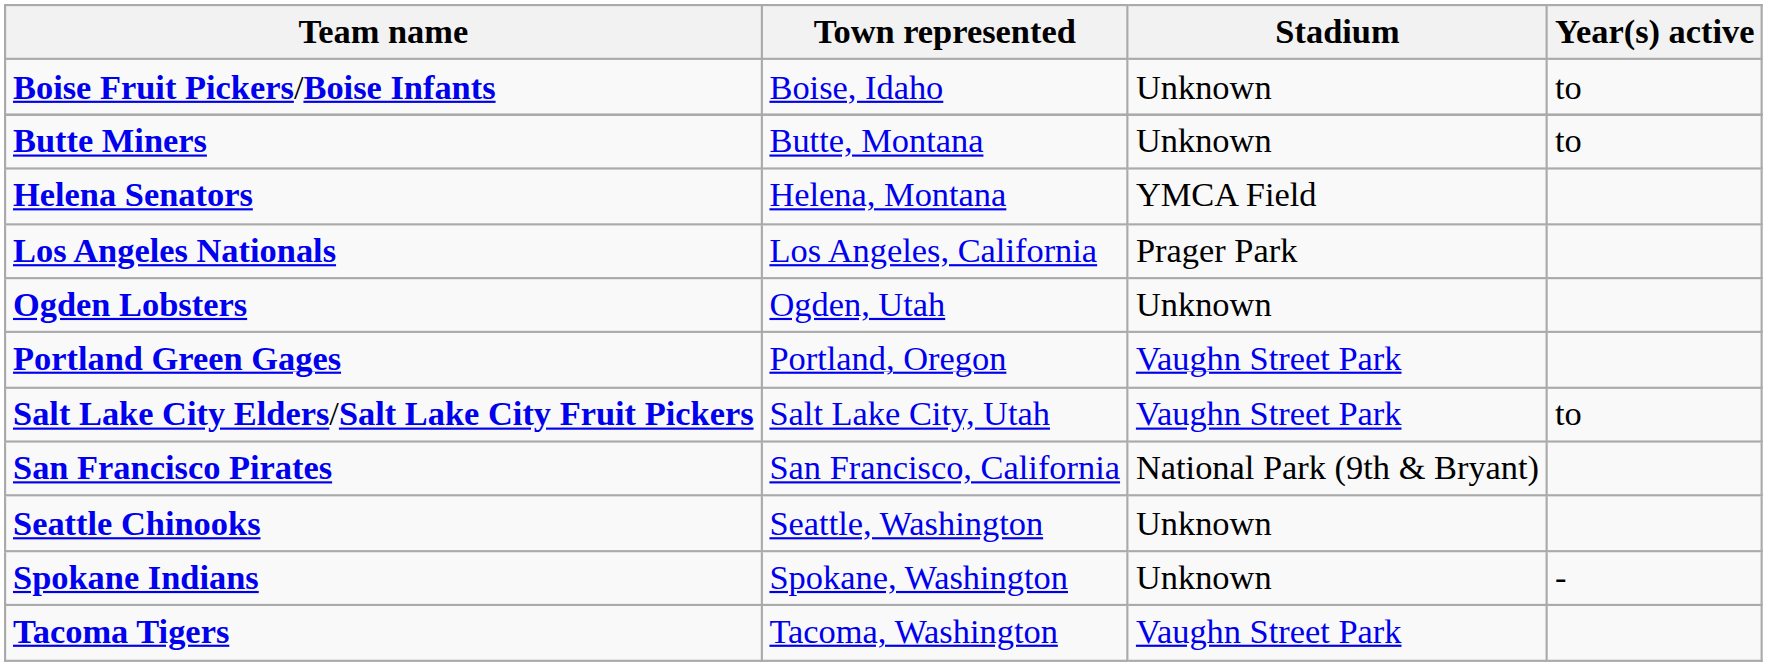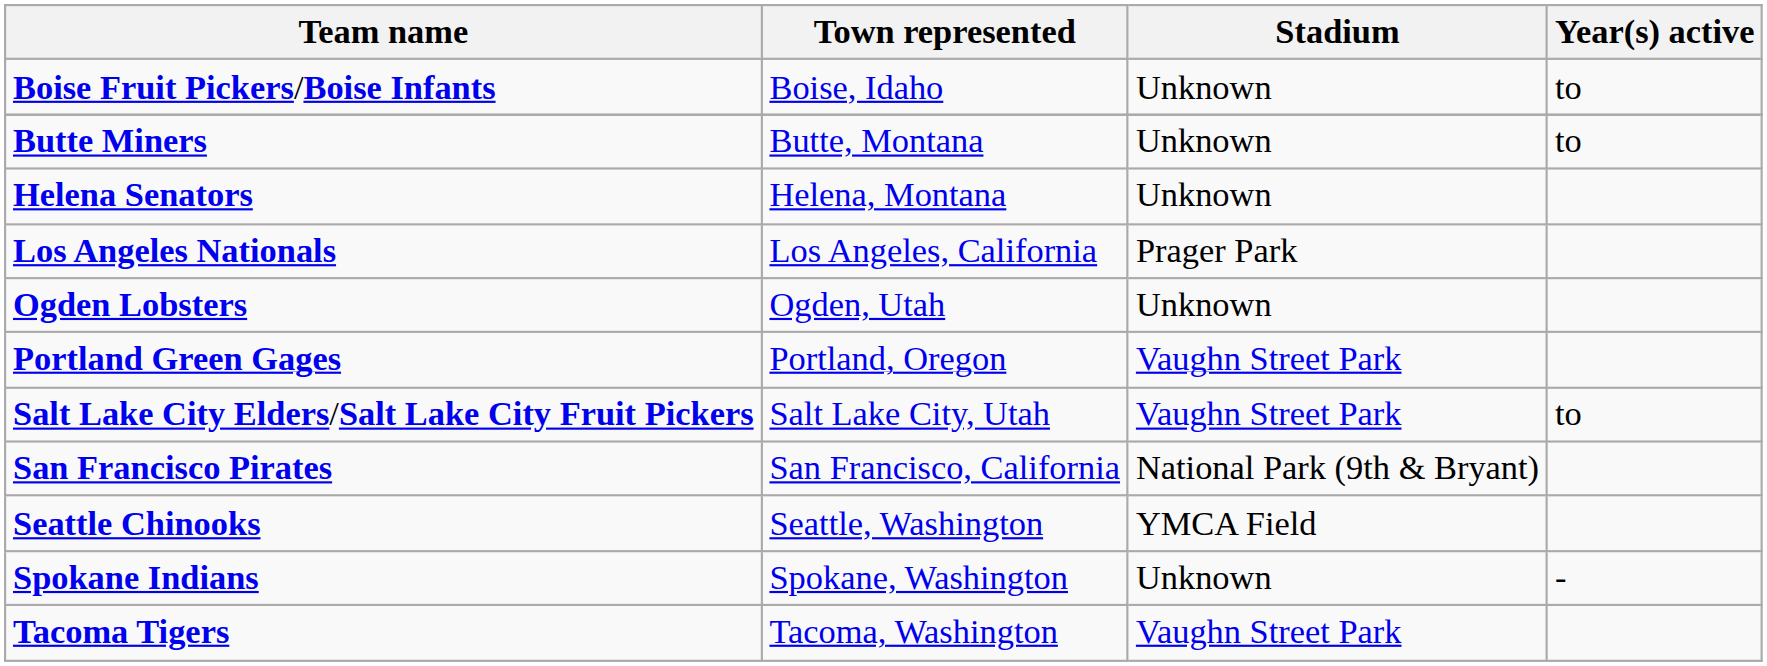(1226, 195) YMCA Field -> (1204, 195) Unknown
(1204, 522) Unknown -> (1226, 522) YMCA Field
